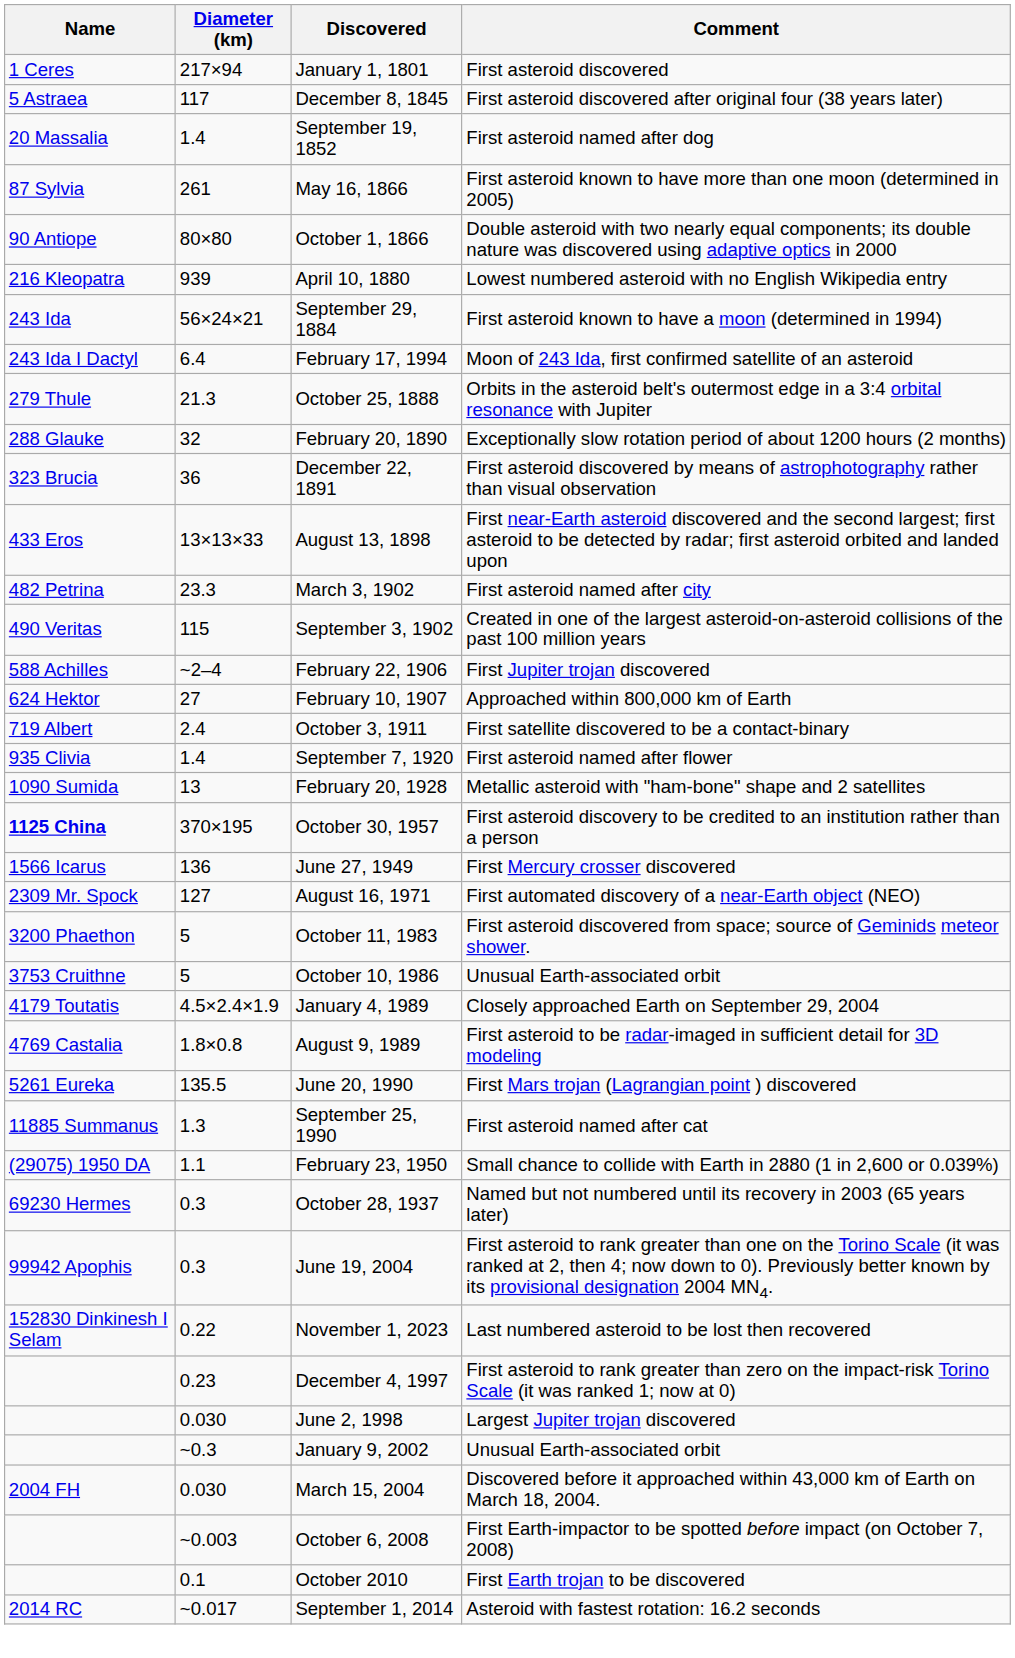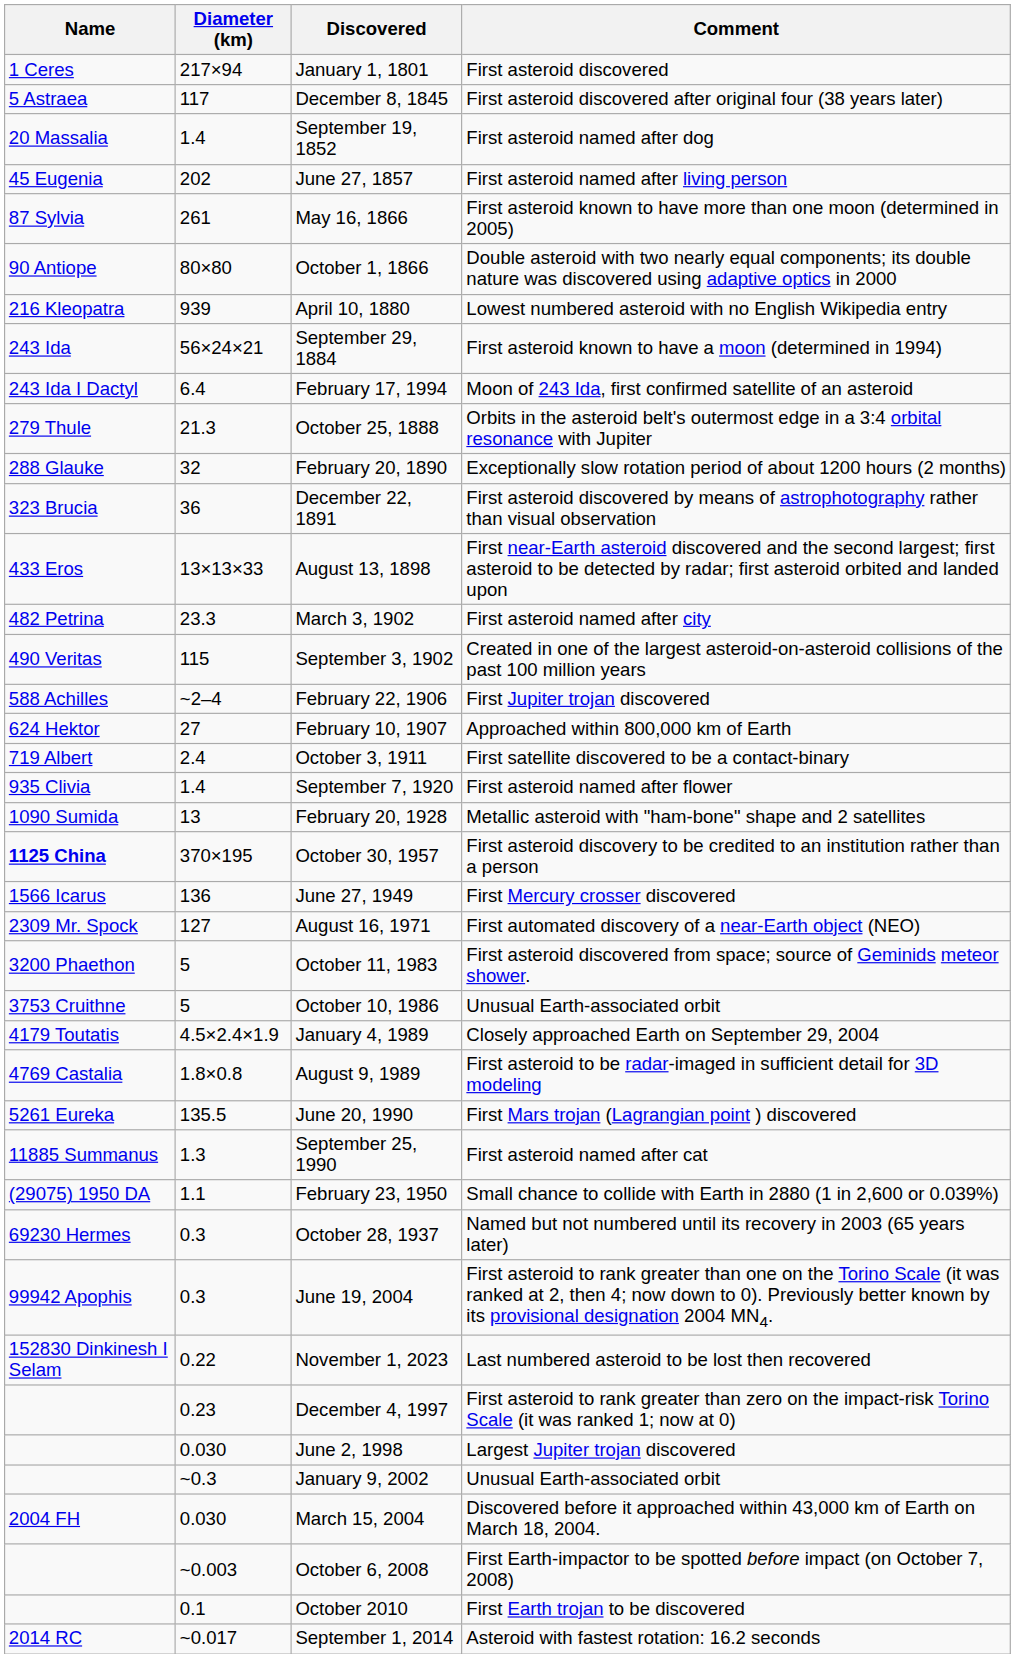+ row: (354, 178)
